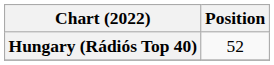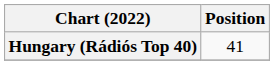(235, 45) 52 -> (235, 45) 41
